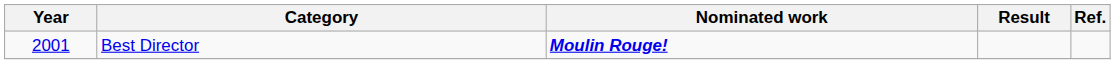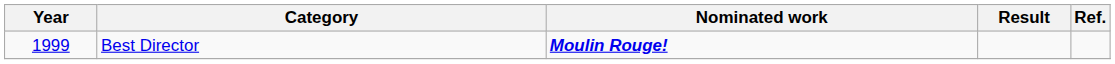(51, 44) 2001 -> (51, 44) 1999
